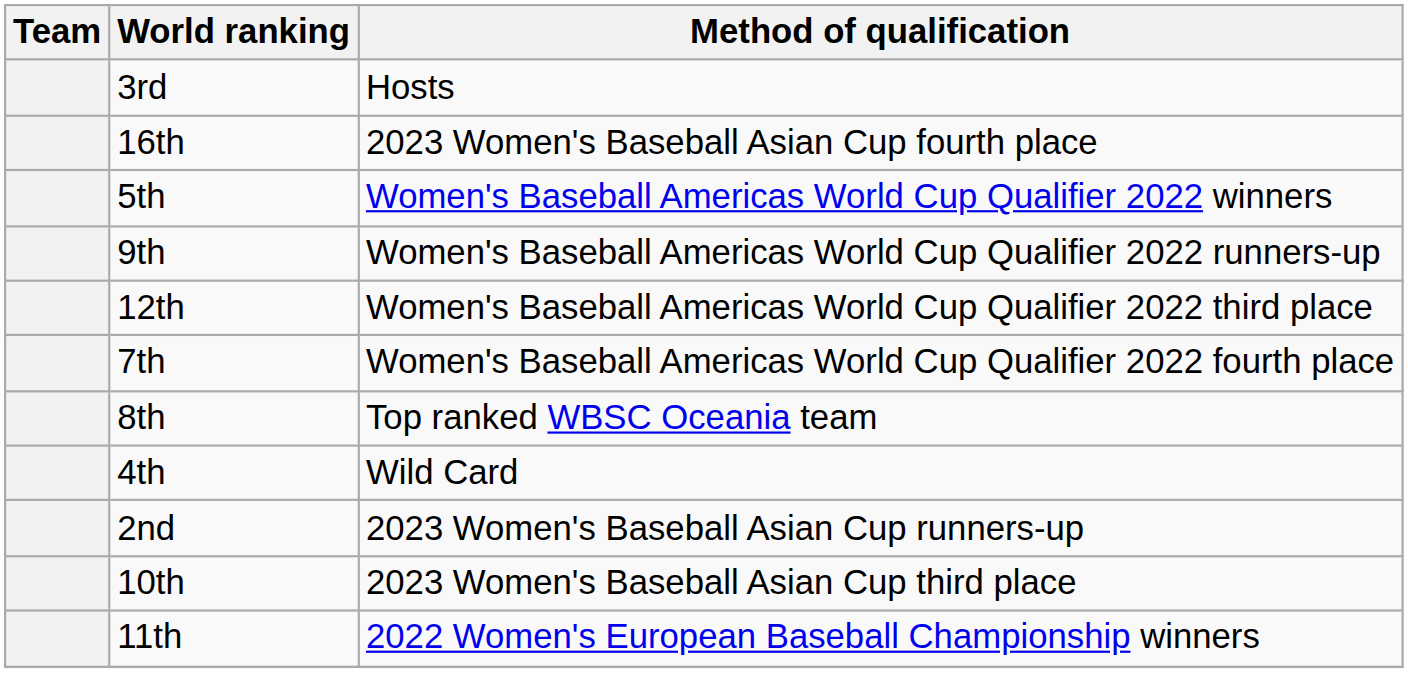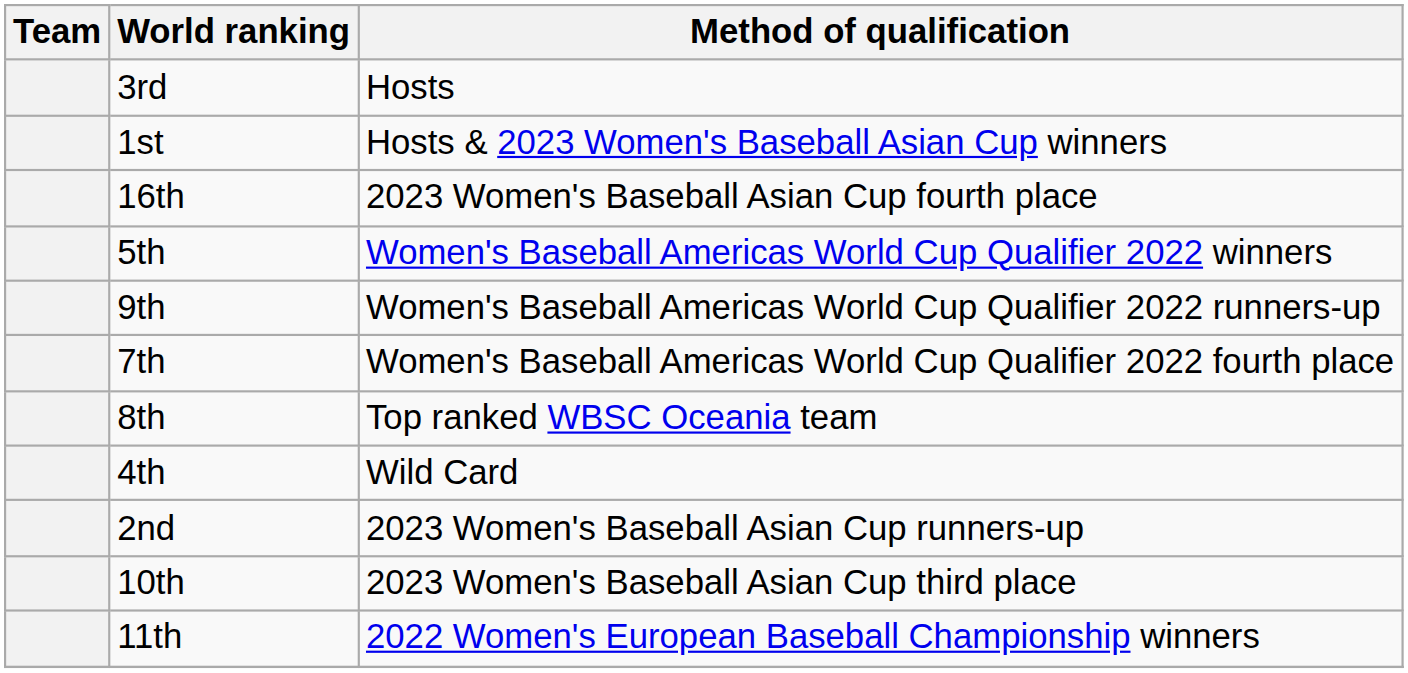+ row: (140, 142)
- row: (151, 307)
